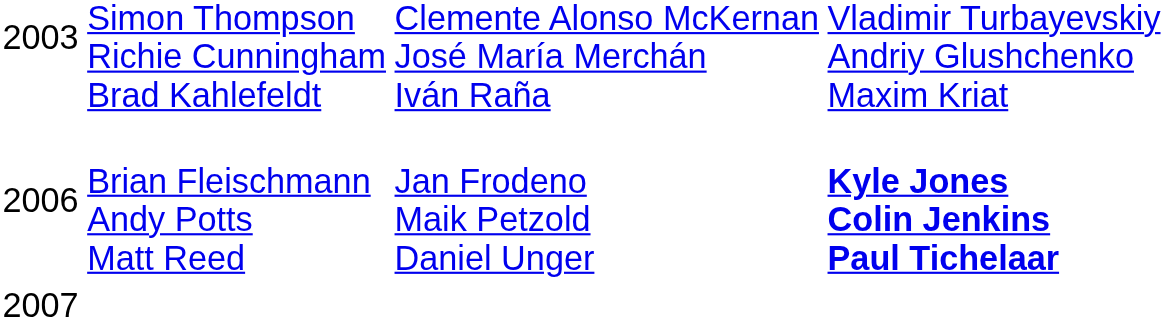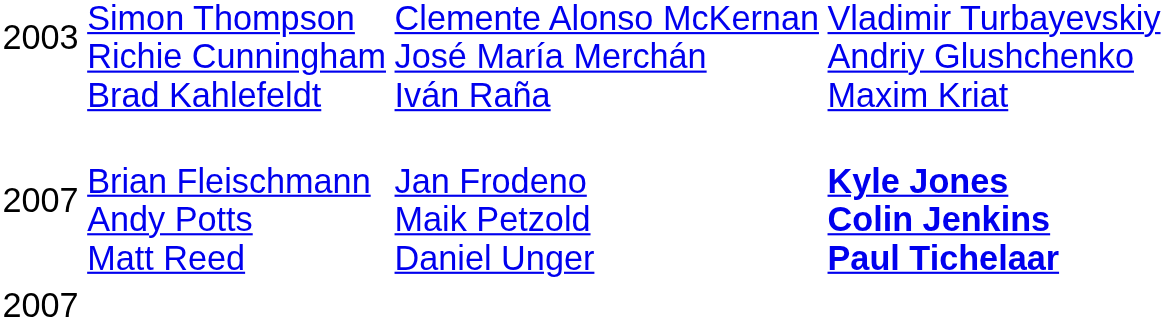(41, 200) 2006 -> (41, 200) 2007
